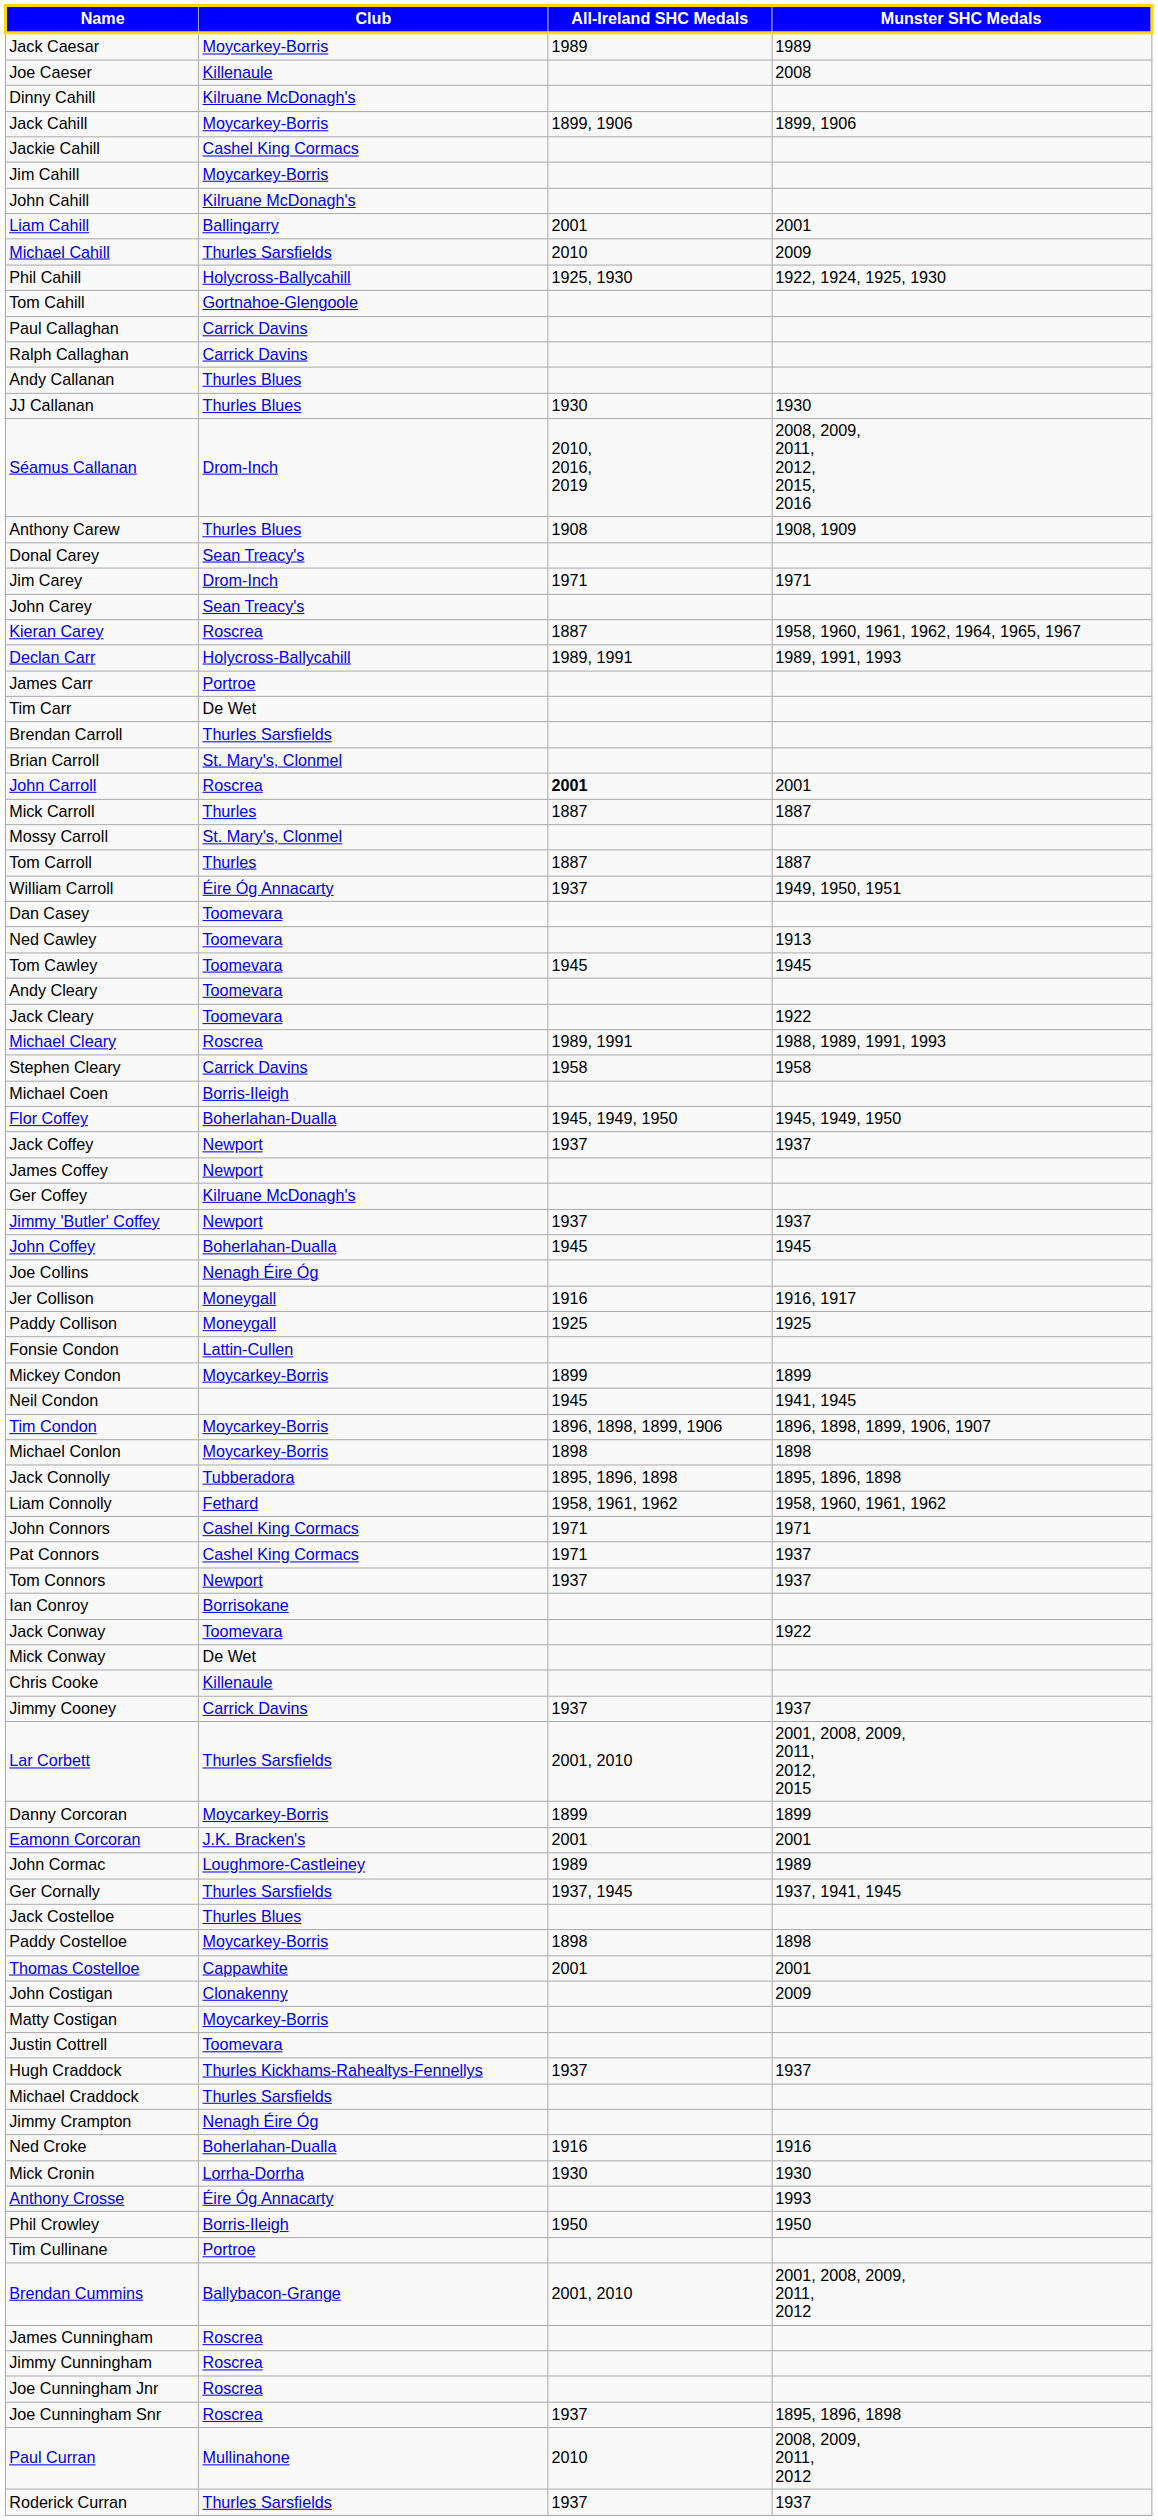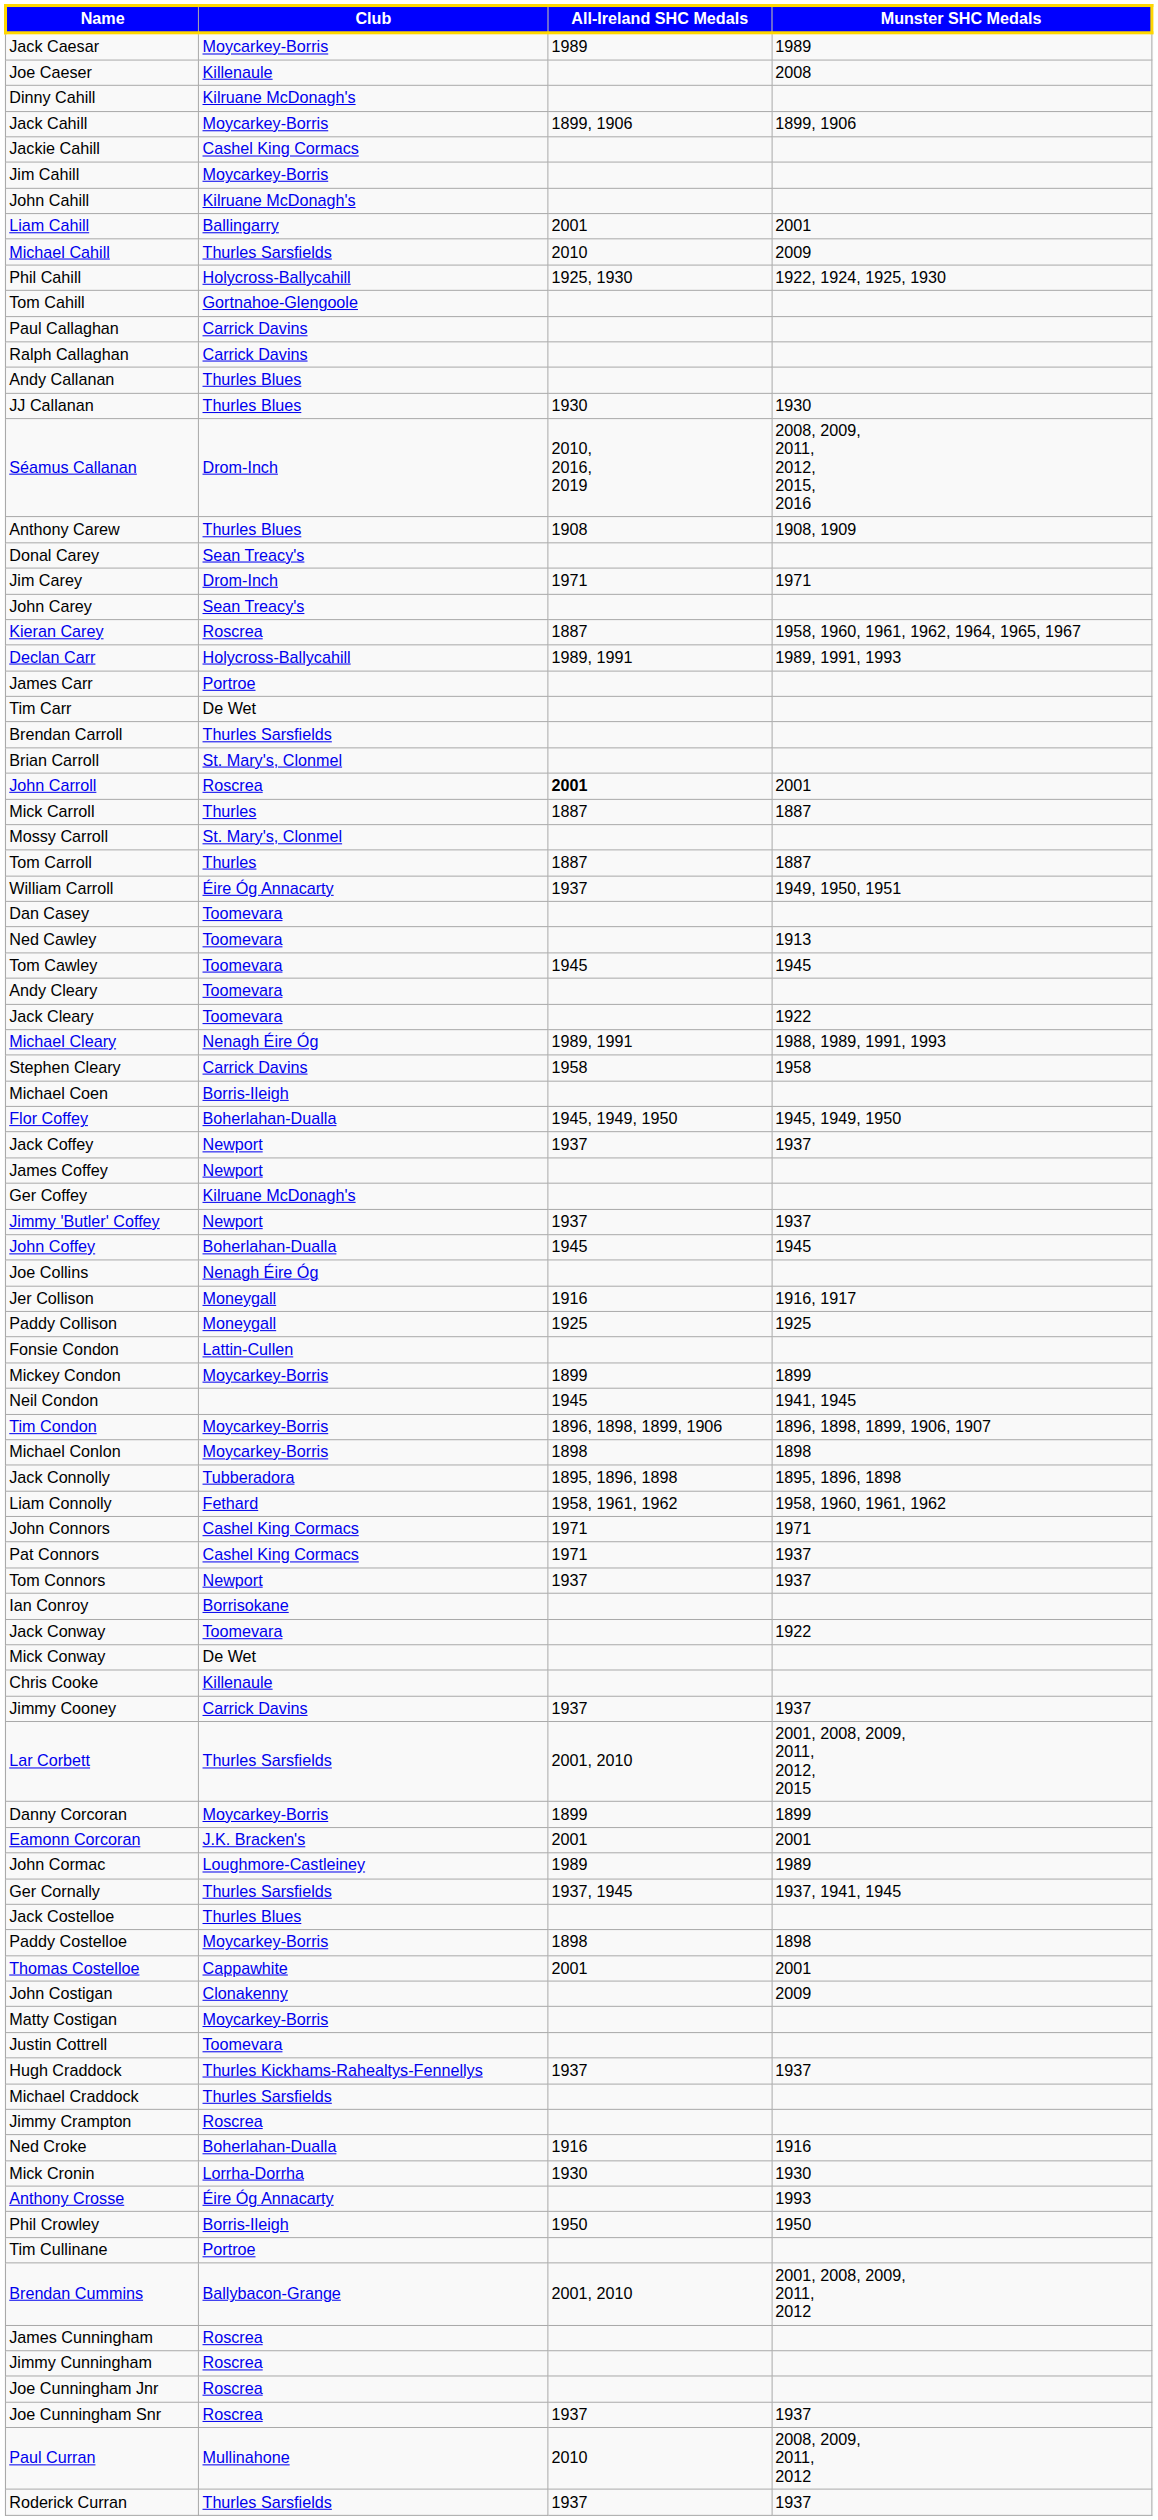(233, 1042) Roscrea -> (260, 1042) Nenagh Éire Óg
(260, 2122) Nenagh Éire Óg -> (233, 2122) Roscrea
(838, 2414) 1895, 1896, 1898 -> (793, 2414) 1937
